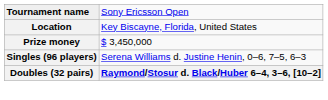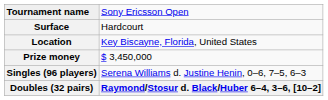+ row: (52, 27)
